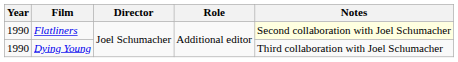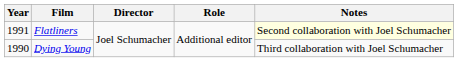(18, 30) 1990 -> (18, 30) 1991
